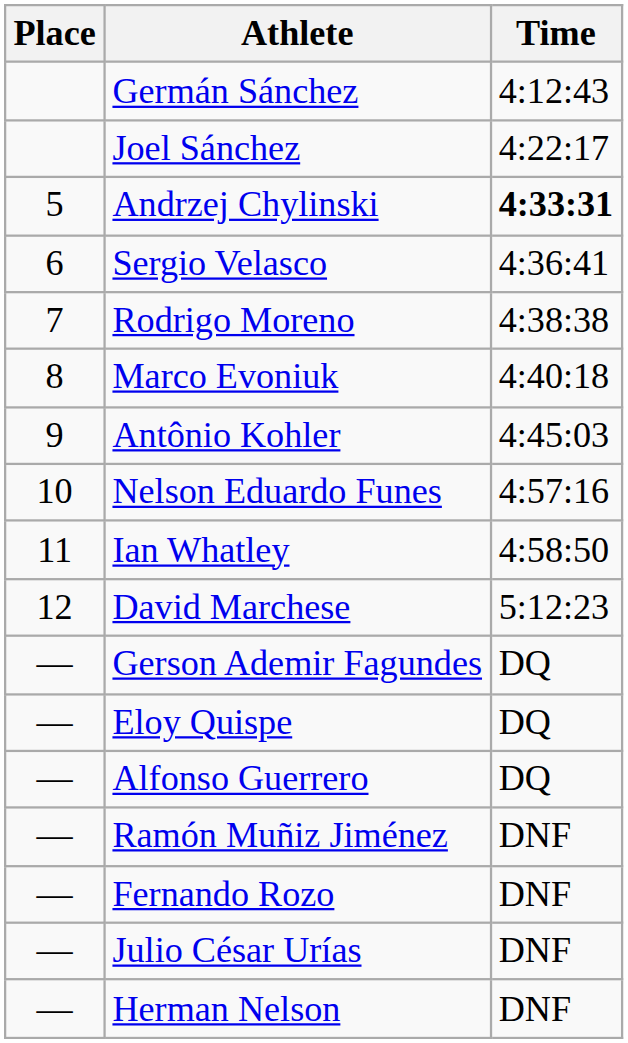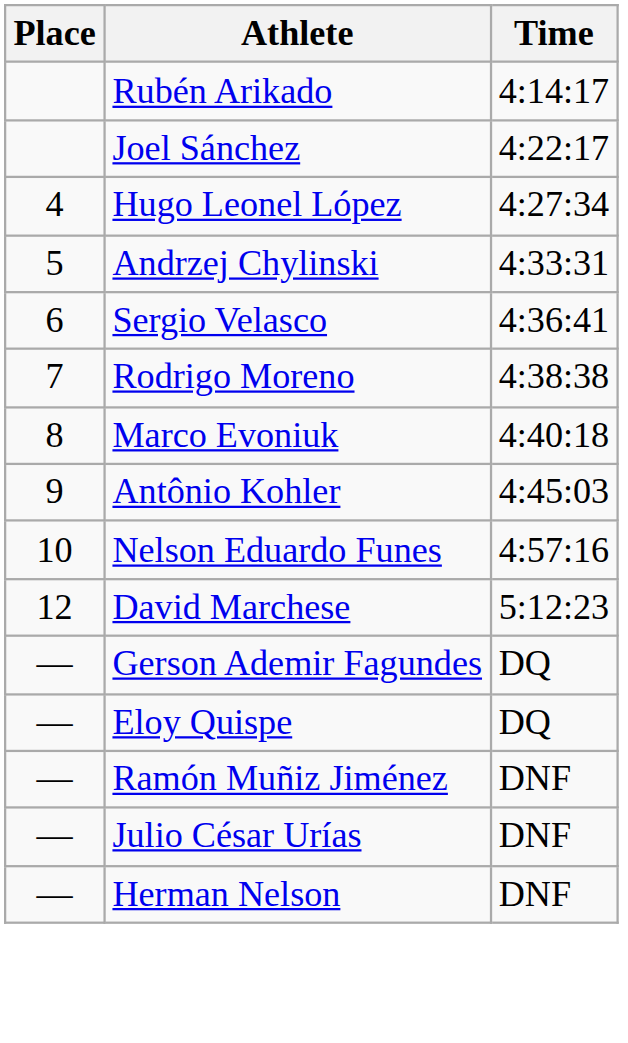- row: (235, 90)
+ row: (222, 90)
+ row: (257, 205)
(556, 205) bold -> (554, 262) normal
- row: (201, 549)
- row: (240, 778)
- row: (223, 893)
